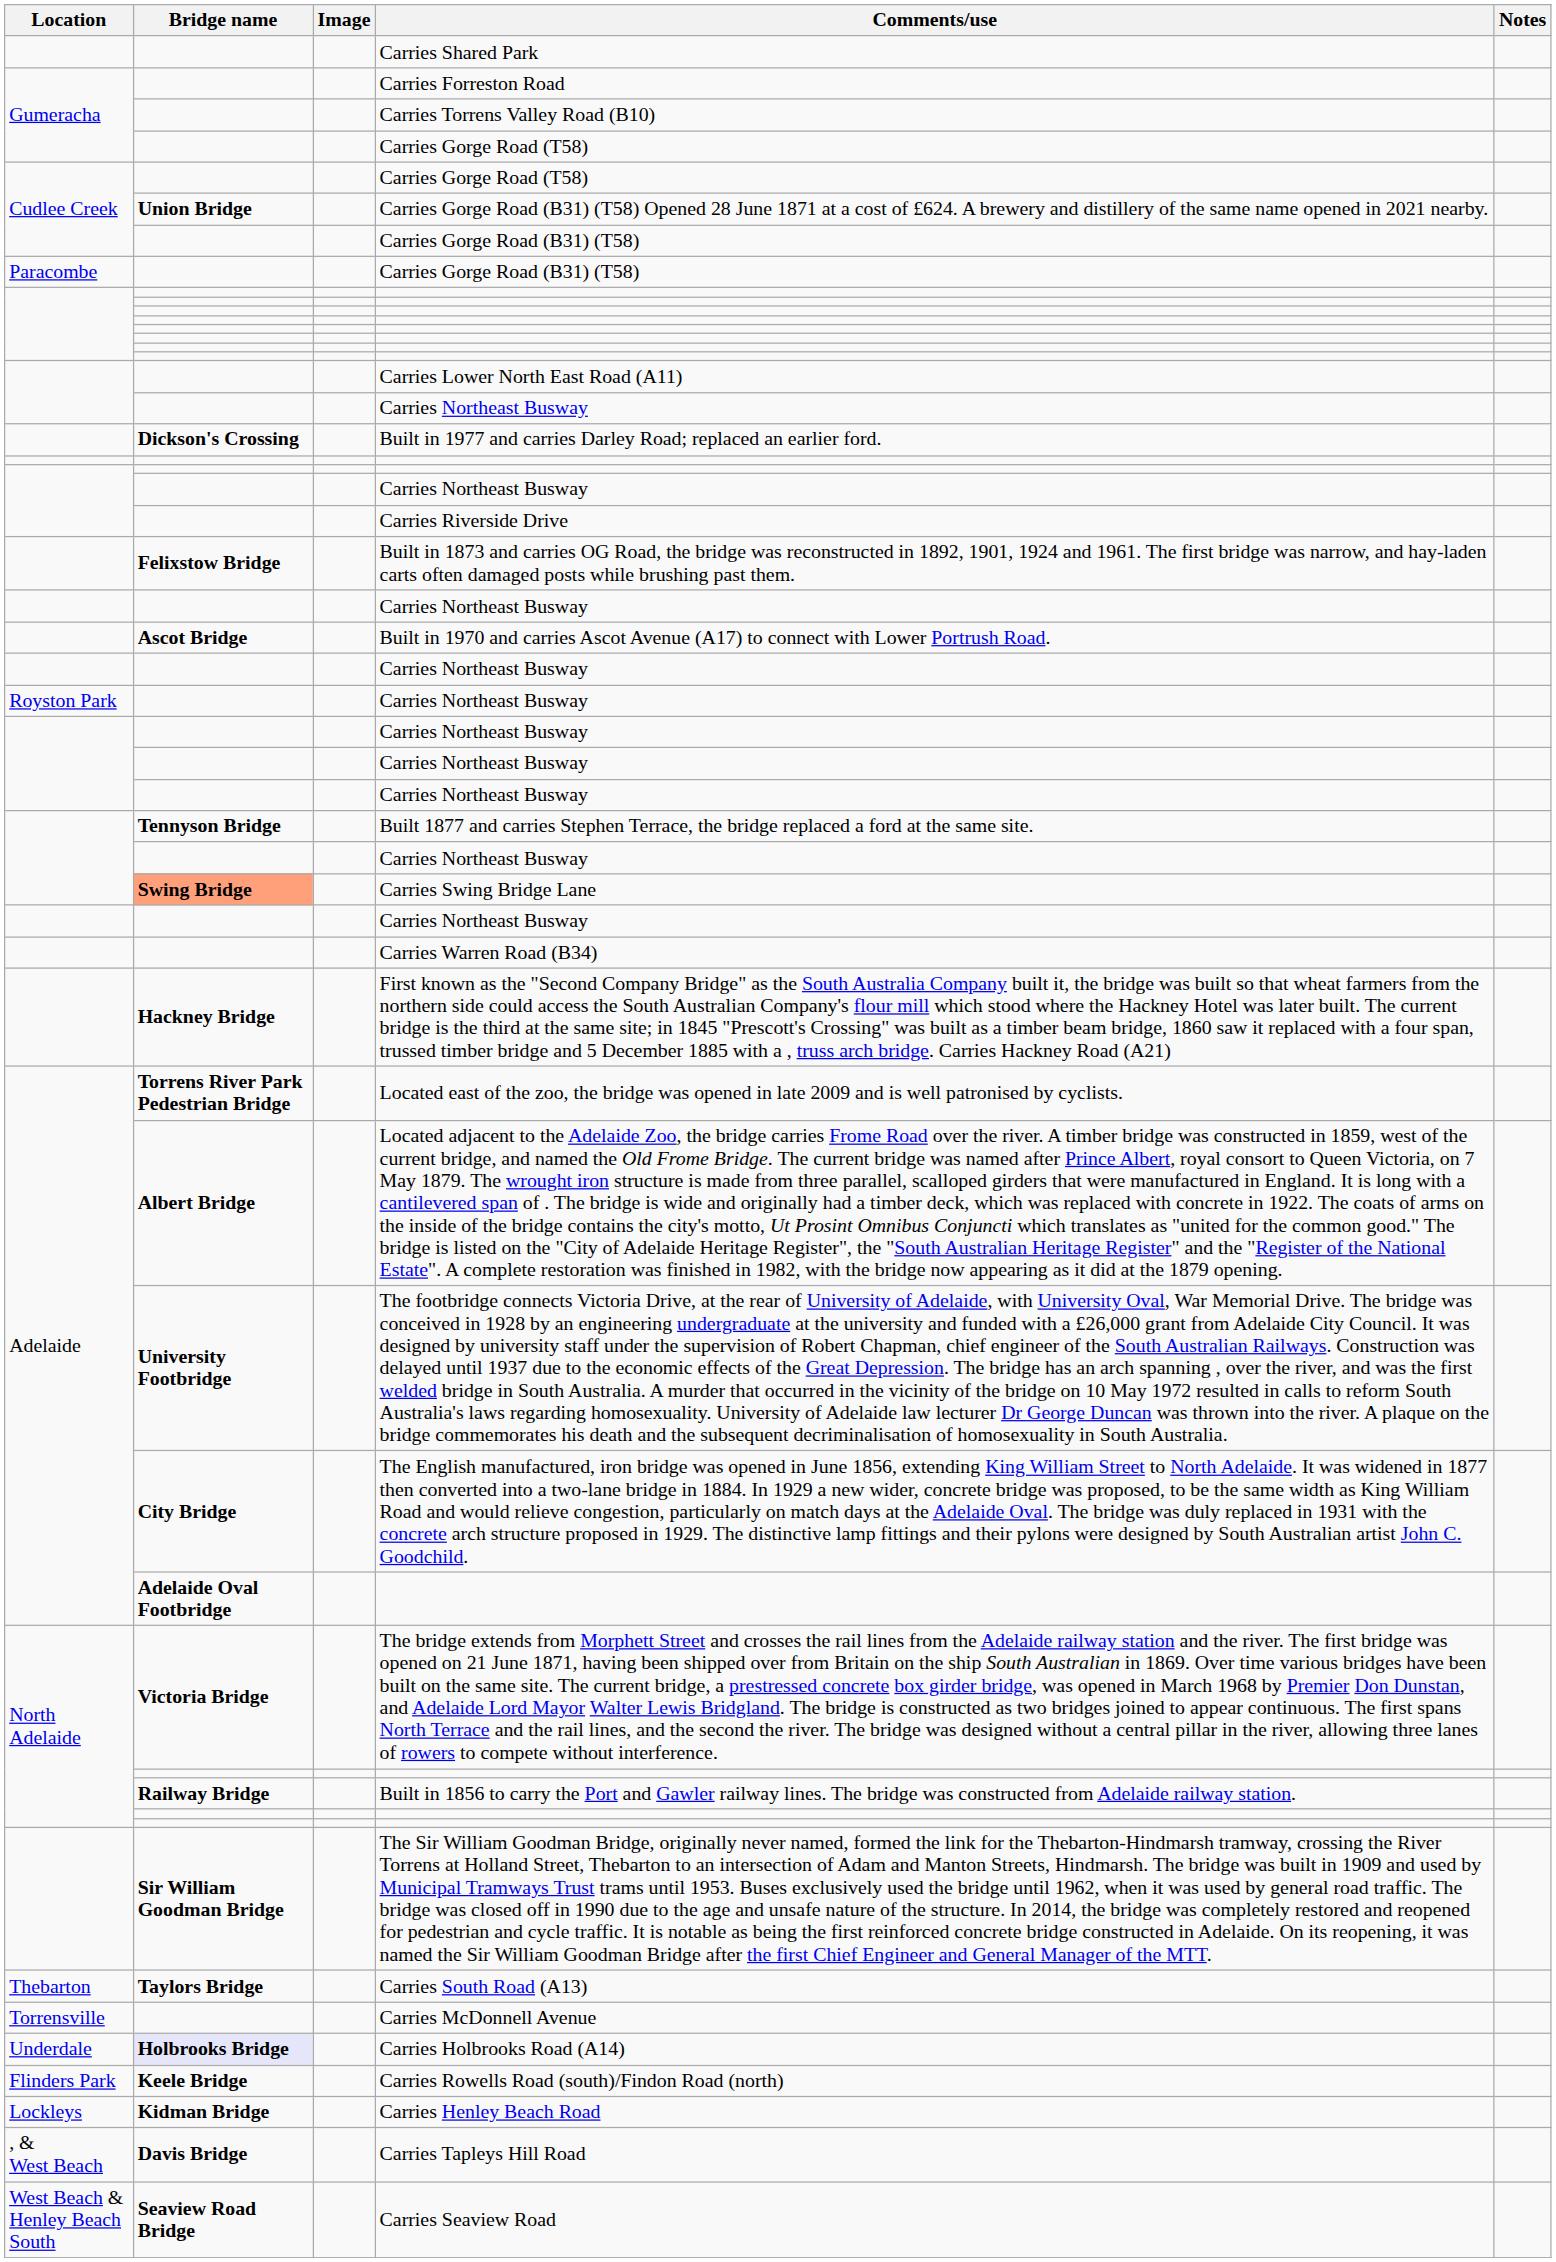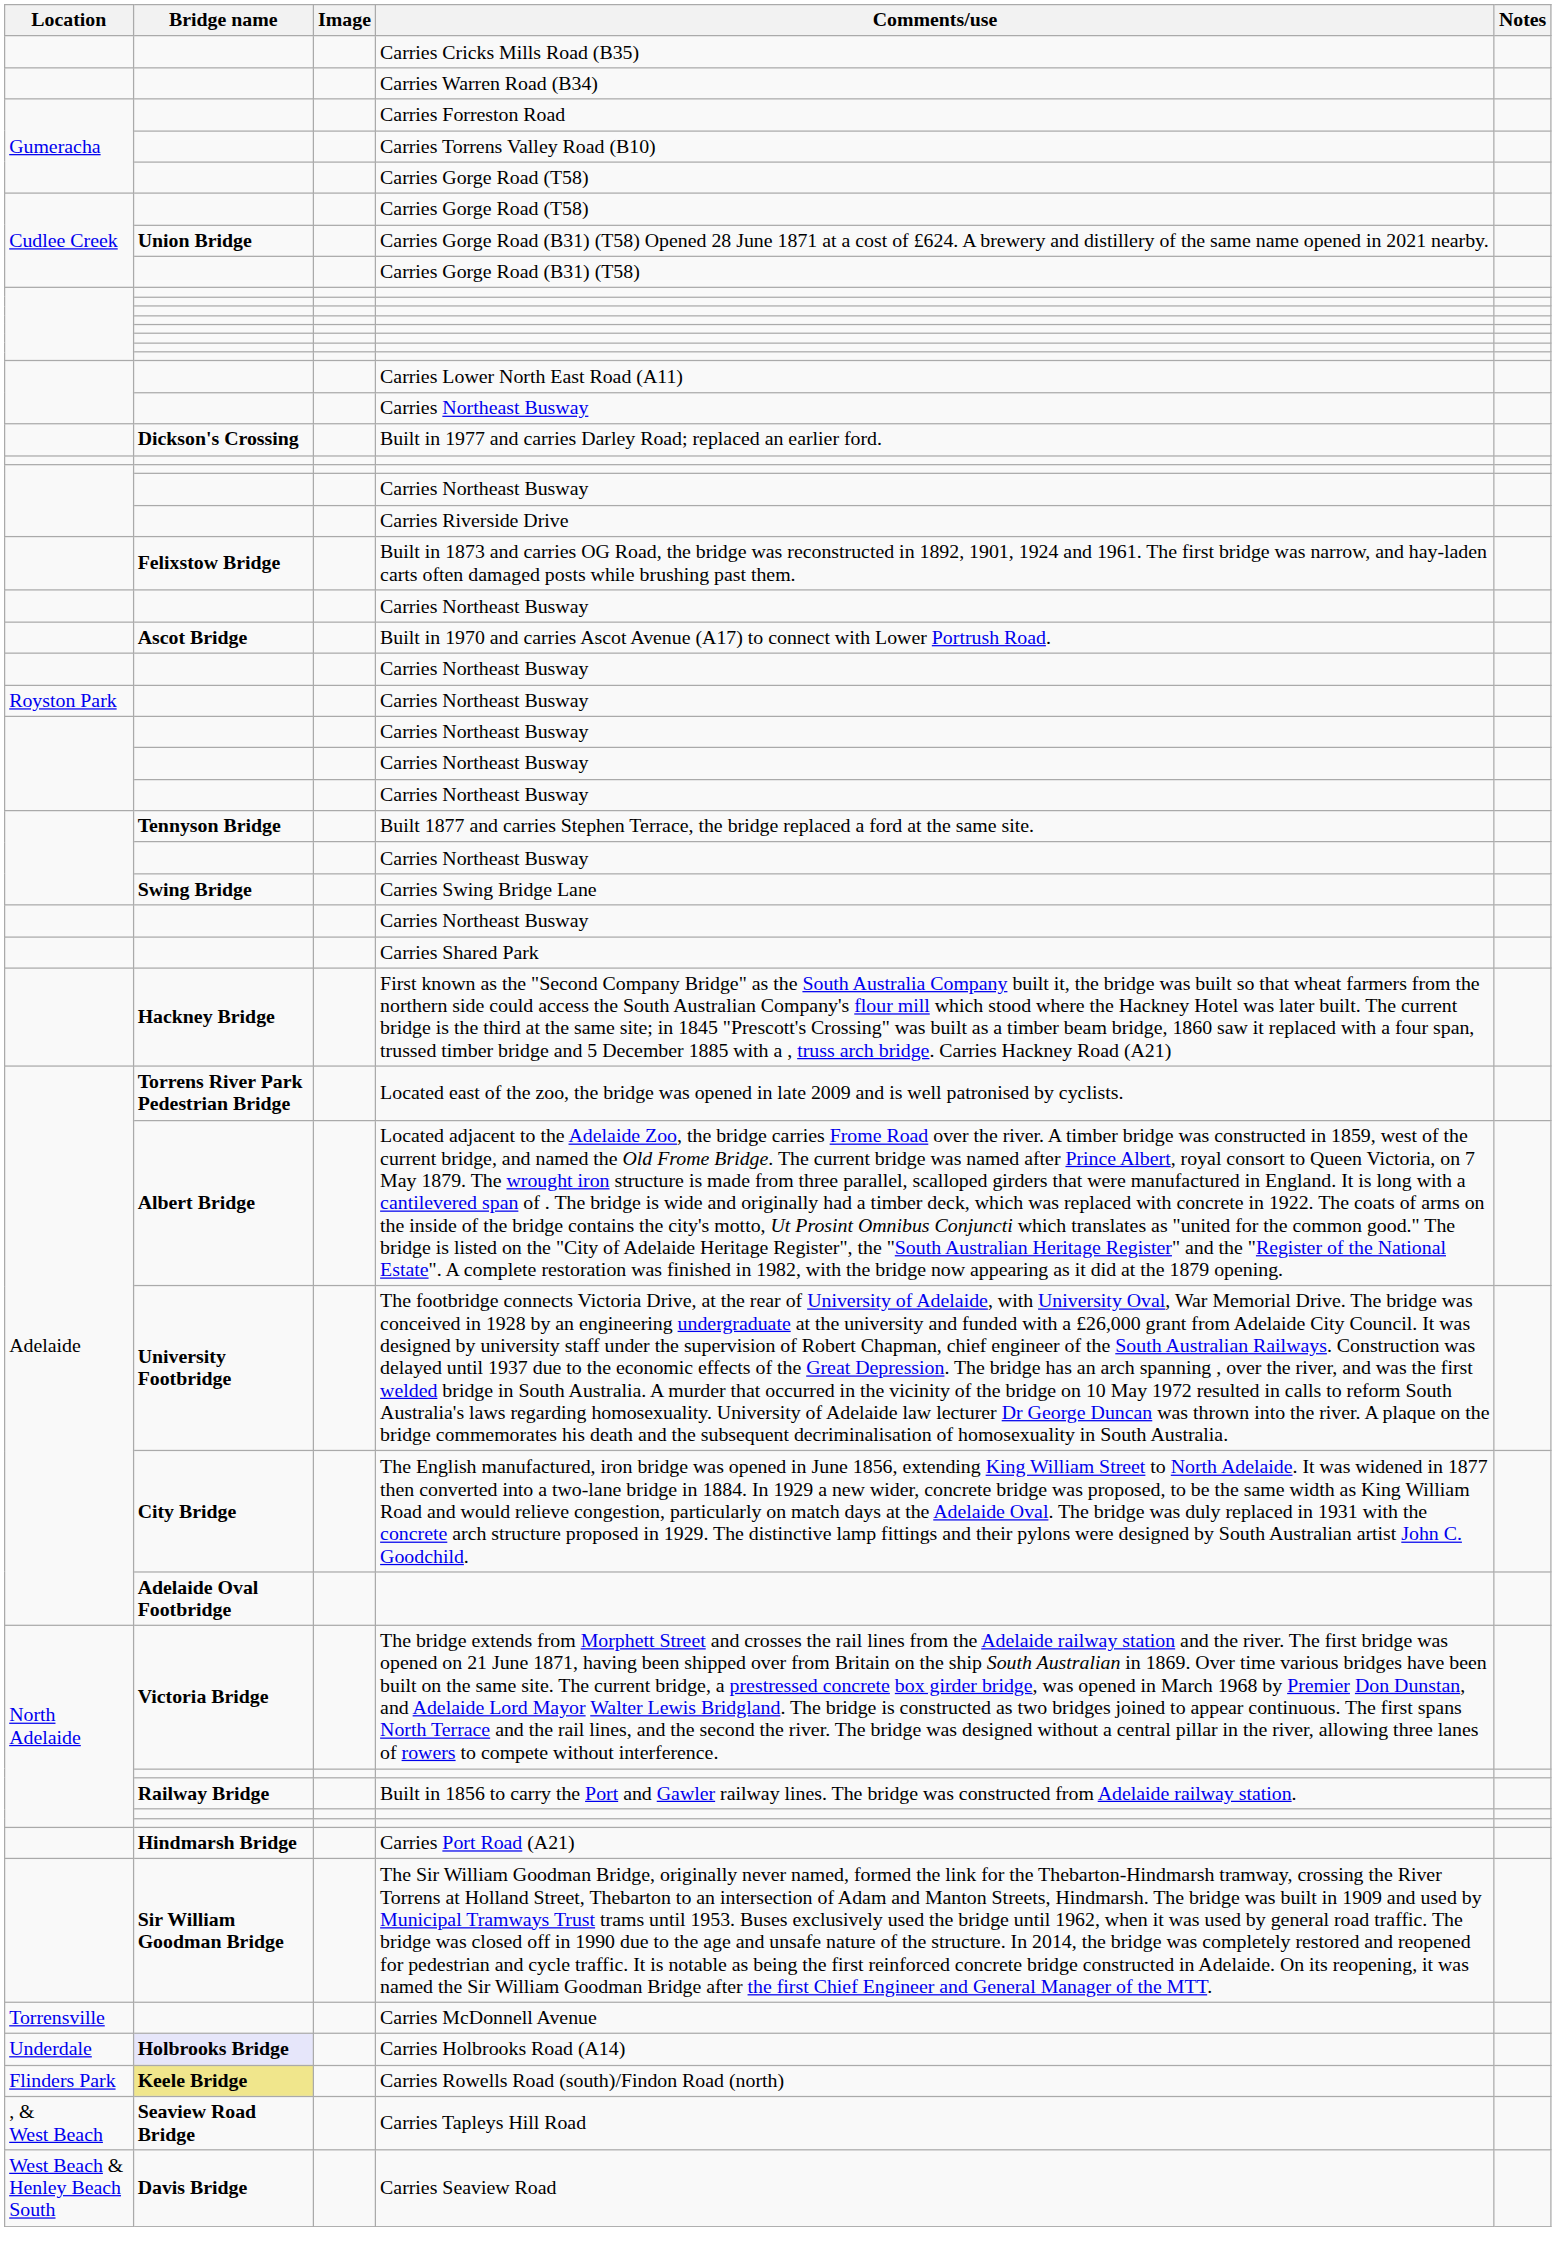+ row: (69, 52)
rows swapped: (69, 952) <-> (69, 52)
- row: (53, 271)
(195, 889) lightsalmon background -> (195, 889) no background
+ row: (69, 1843)
- row: (50, 1986)
(192, 2080) no background -> (192, 2080) khaki background
- row: (46, 2111)
(192, 2154) Davis Bridge -> (197, 2123) Seaview Road Bridge
(197, 2219) Seaview Road Bridge -> (192, 2188) Davis Bridge
